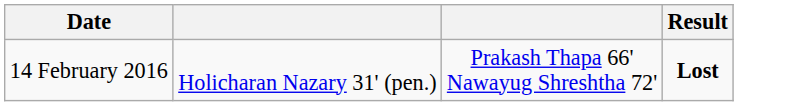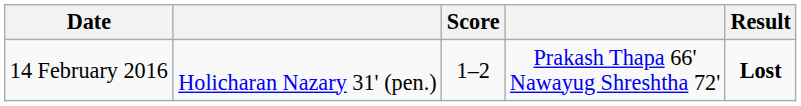+ column: (473, 22)
